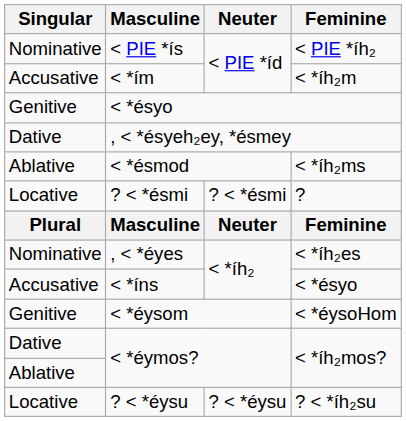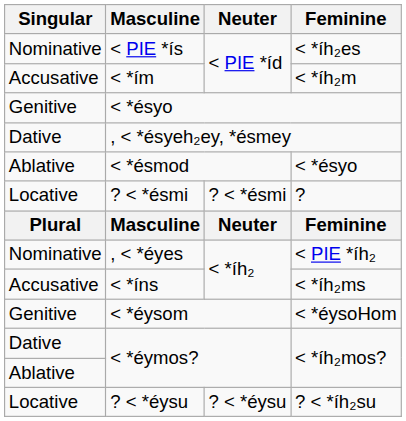(335, 48) < PIE *íh₂ -> (328, 48) < *íh₂es
(330, 166) < *íh₂ms -> (326, 166) < *ésyo
(328, 254) < *íh₂es -> (335, 254) < PIE *íh₂
(326, 284) < *ésyo -> (330, 284) < *íh₂ms
